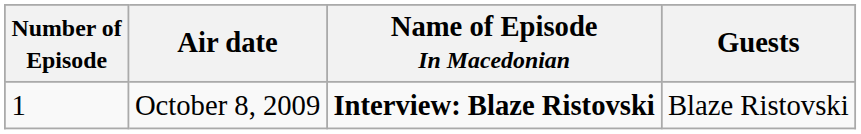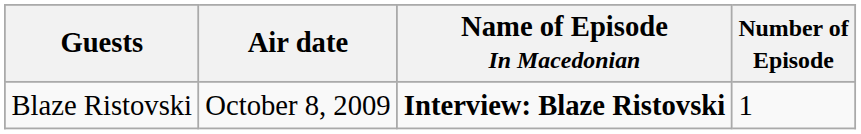columns swapped: (67, 45) <-> (758, 43)
